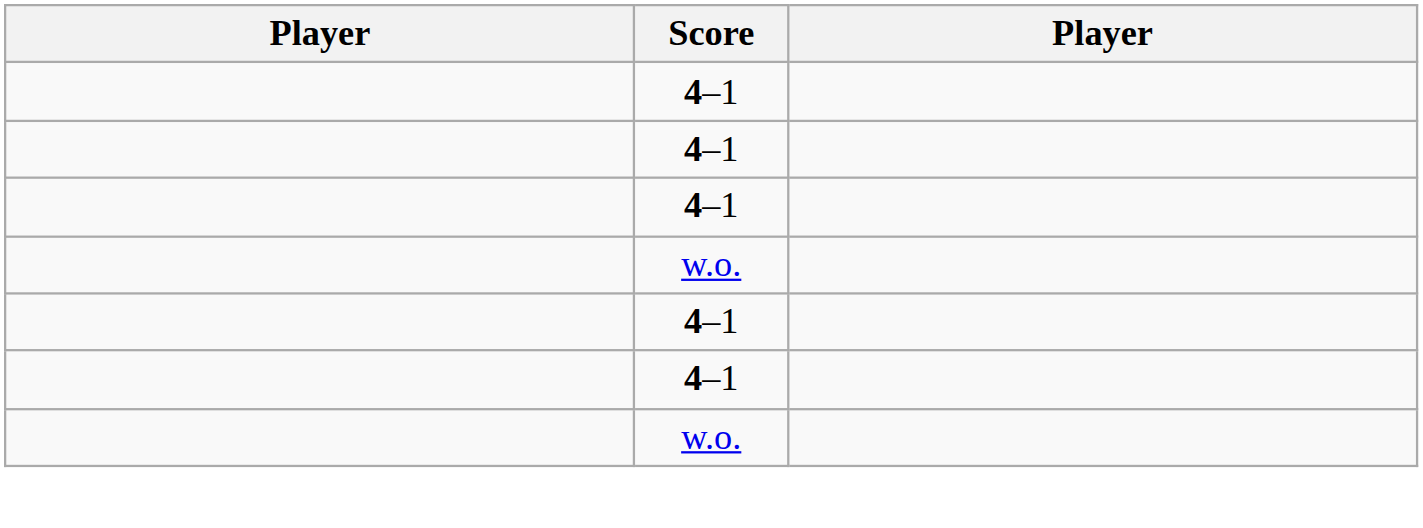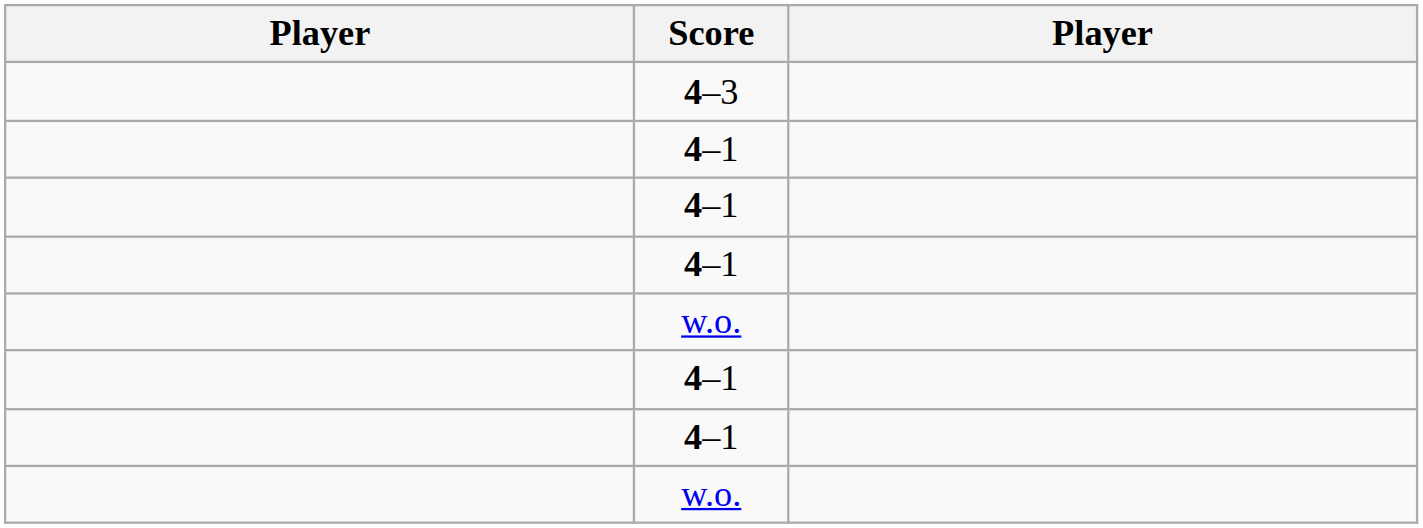+ row: (320, 92)
